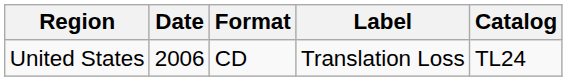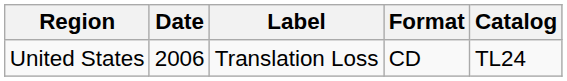columns swapped: (383, 22) <-> (253, 22)
